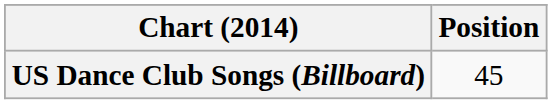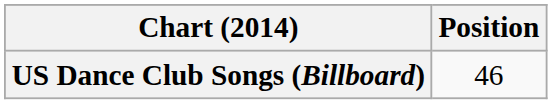(489, 74) 45 -> (489, 74) 46
